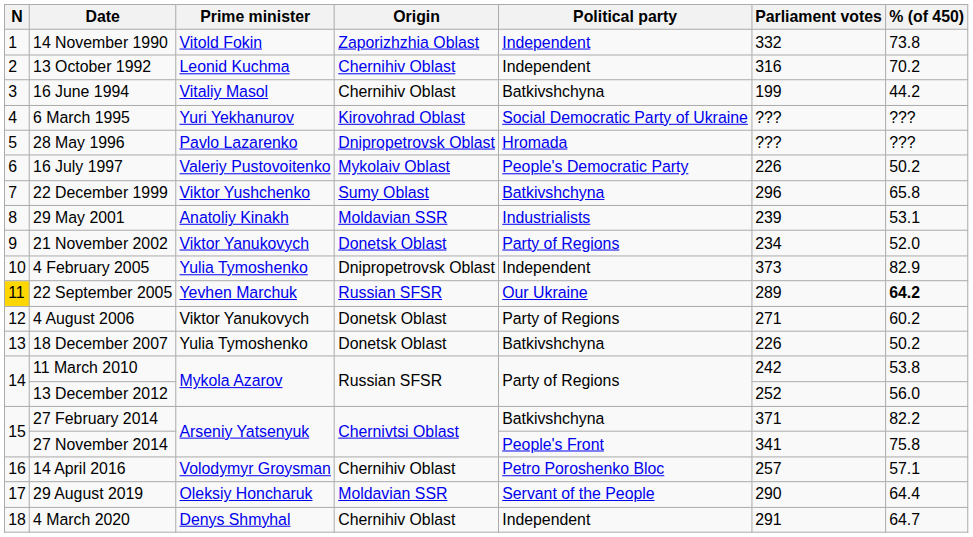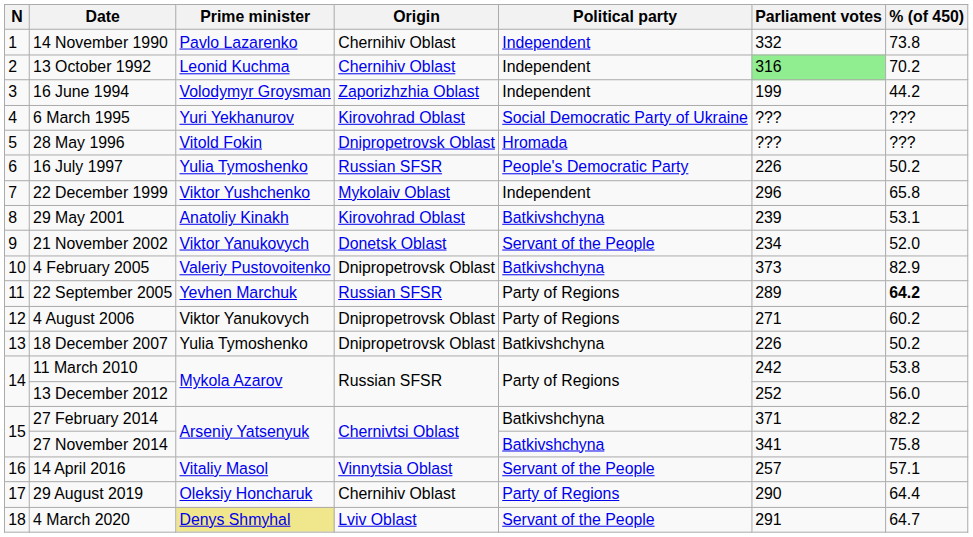(221, 42) Vitold Fokin -> (239, 42) Pavlo Lazarenko
(409, 42) Zaporizhzhia Oblast -> (397, 42) Chernihiv Oblast
(768, 67) no background -> (768, 67) lightgreen background
(224, 92) Vitaliy Masol -> (255, 92) Volodymyr Groysman
(397, 92) Chernihiv Oblast -> (409, 92) Zaporizhzhia Oblast
(553, 92) Batkivshchyna -> (546, 92) Independent
(239, 142) Pavlo Lazarenko -> (221, 142) Vitold Fokin
(255, 167) Valeriy Pustovoitenko -> (244, 167) Yulia Tymoshenko
(394, 167) Mykolaiv Oblast -> (390, 167) Russian SFSR
(384, 192) Sumy Oblast -> (394, 192) Mykolaiv Oblast
(553, 192) Batkivshchyna -> (546, 192) Independent
(393, 218) Moldavian SSR -> (402, 218) Kirovohrad Oblast
(546, 218) Industrialists -> (553, 218) Batkivshchyna
(561, 243) Party of Regions -> (578, 243) Servant of the People
(244, 268) Yulia Tymoshenko -> (255, 268) Valeriy Pustovoitenko
(546, 268) Independent -> (553, 268) Batkivshchyna
(16, 293) gold background -> (16, 293) no background
(545, 293) Our Ukraine -> (561, 293) Party of Regions
(392, 318) Donetsk Oblast -> (417, 318) Dnipropetrovsk Oblast
(392, 343) Donetsk Oblast -> (417, 343) Dnipropetrovsk Oblast
(553, 444) People's Front -> (553, 444) Batkivshchyna
(255, 469) Volodymyr Groysman -> (224, 469) Vitaliy Masol
(397, 469) Chernihiv Oblast -> (395, 469) Vinnytsia Oblast
(583, 469) Petro Poroshenko Bloc -> (578, 469) Servant of the People
(393, 494) Moldavian SSR -> (397, 494) Chernihiv Oblast
(578, 494) Servant of the People -> (561, 494) Party of Regions
(235, 519) no background -> (235, 519) khaki background
(397, 519) Chernihiv Oblast -> (377, 519) Lviv Oblast
(546, 519) Independent -> (578, 519) Servant of the People
